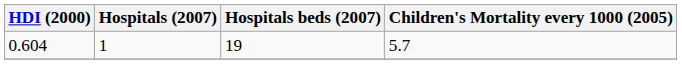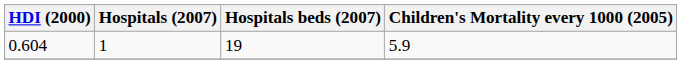(400, 45) 5.7 -> (400, 45) 5.9
